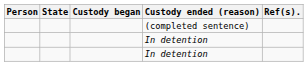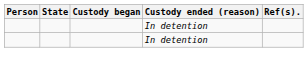- row: (22, 26)
